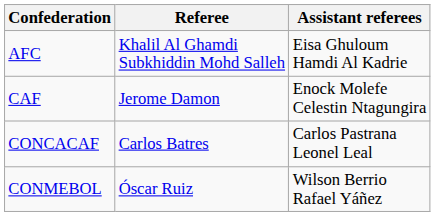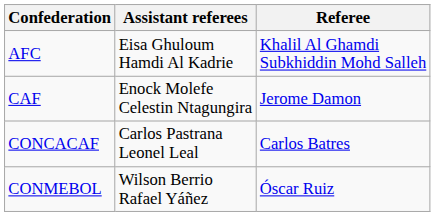columns swapped: (202, 17) <-> (359, 17)
